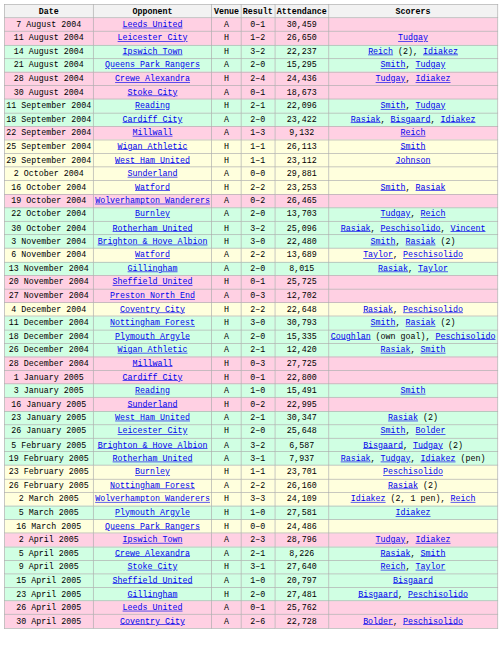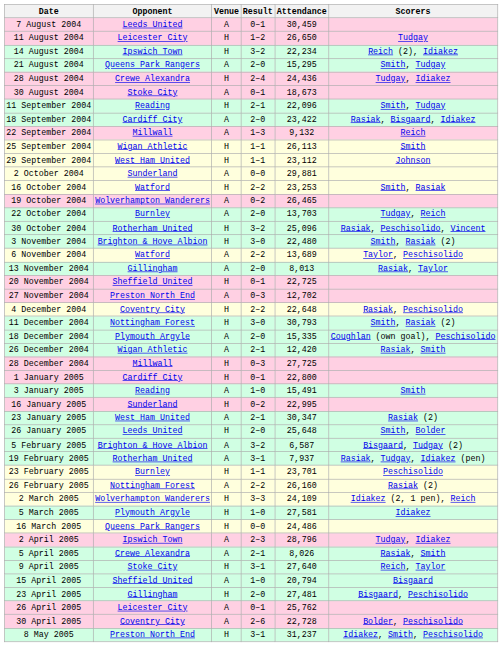(302, 52) 22,237 -> (302, 52) 22,234
(302, 269) 8,015 -> (302, 269) 8,013
(302, 282) 25,725 -> (302, 282) 22,725
(153, 431) Leicester City -> (153, 431) Leeds United
(302, 554) 8,226 -> (302, 554) 8,026
(302, 581) 20,797 -> (302, 581) 20,794
(153, 608) Leeds United -> (153, 608) Leicester City
+ row: (49, 635)
